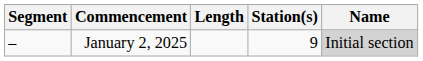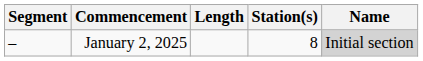(314, 42) 9 -> (314, 42) 8
